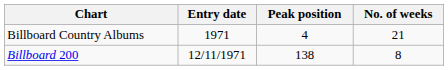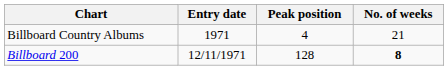(305, 55) 138 -> (305, 55) 128
(398, 55) normal -> (398, 55) bold
